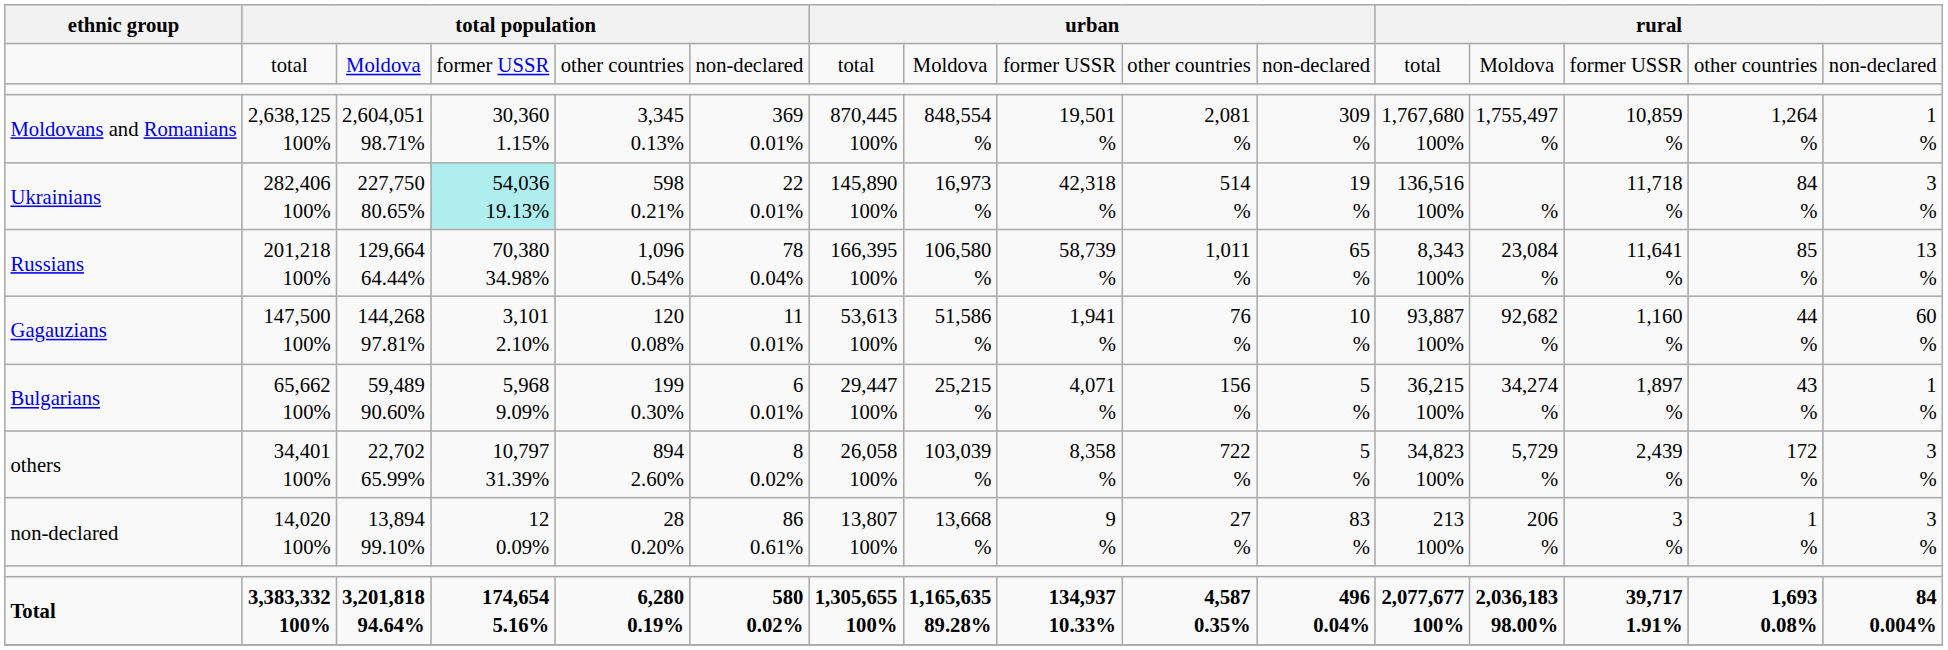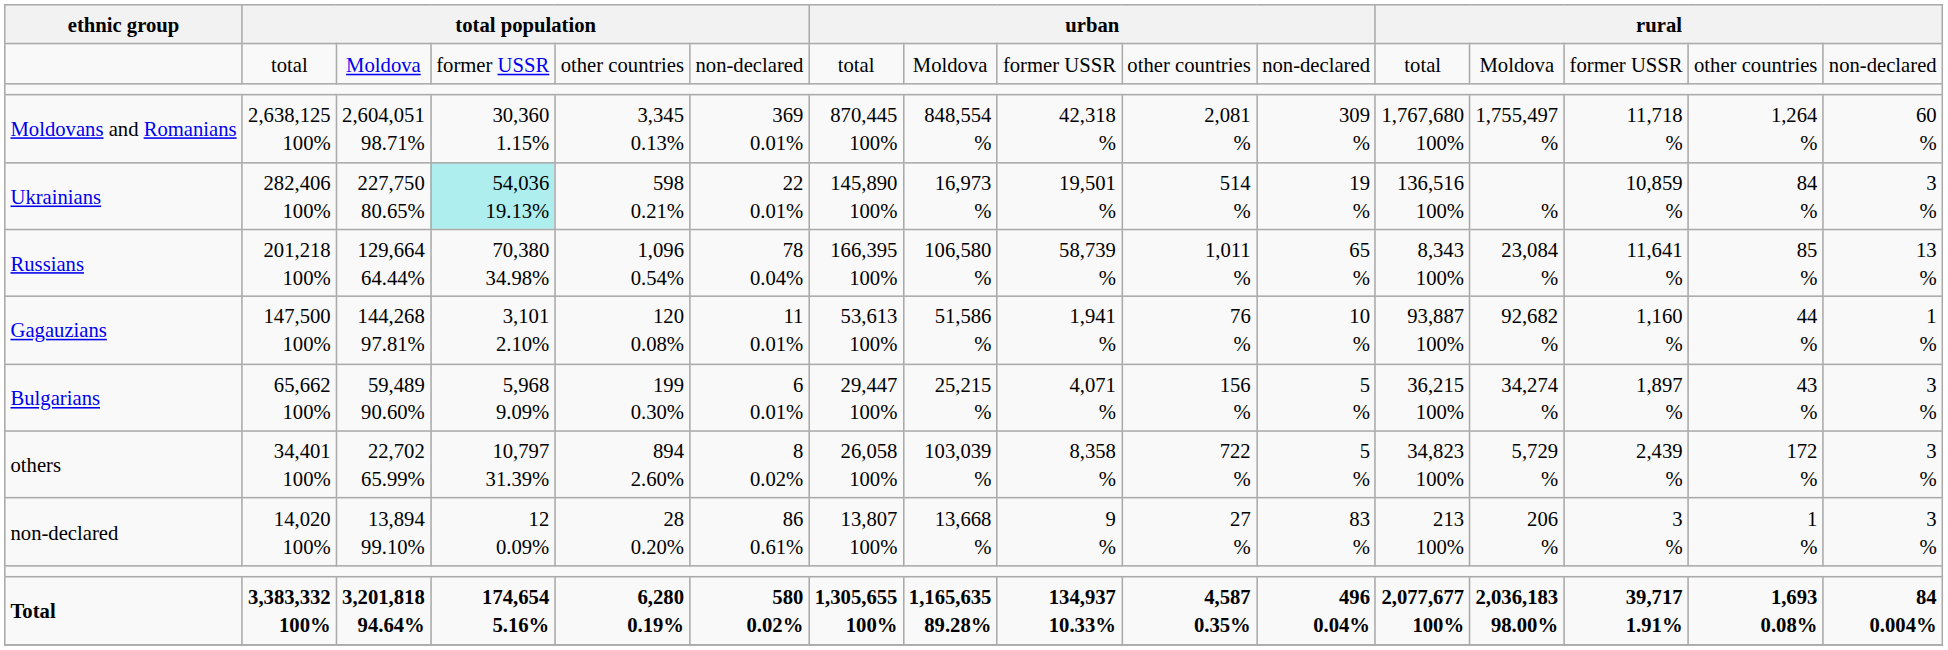(1088, 129) 19,501 % -> (1088, 129) 42,318 %
(1654, 129) 10,859 % -> (1655, 129) 11,718 %
(1928, 129) 1 % -> (1926, 129) 60 %
(1088, 196) 42,318 % -> (1088, 196) 19,501 %
(1655, 196) 11,718 % -> (1654, 196) 10,859 %
(1926, 331) 60 % -> (1928, 331) 1 %
(1928, 398) 1 % -> (1928, 398) 3 %
